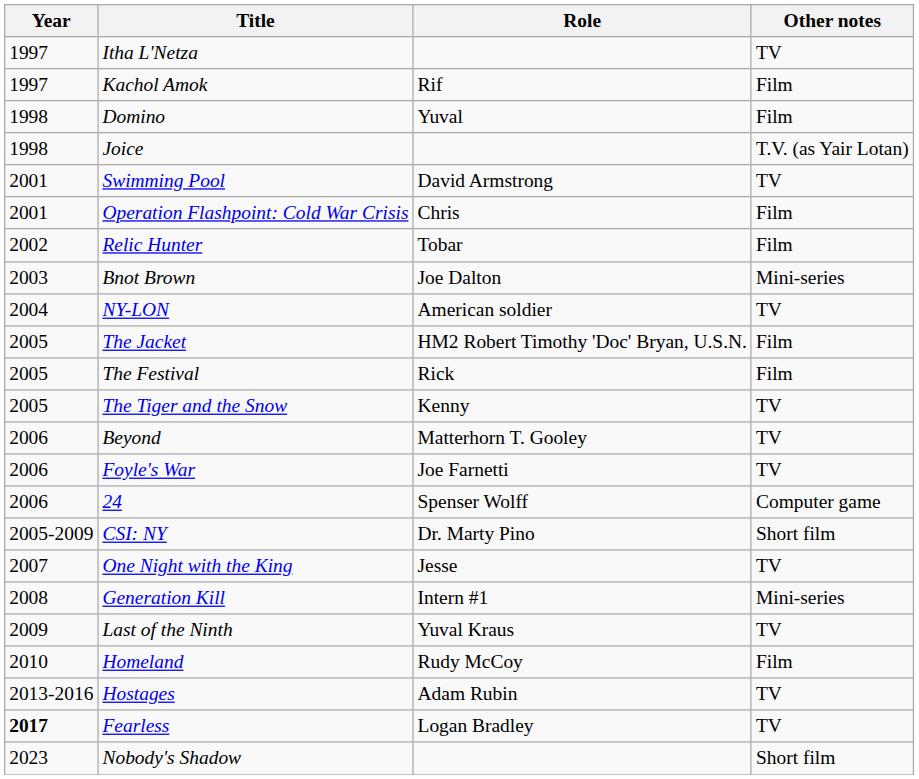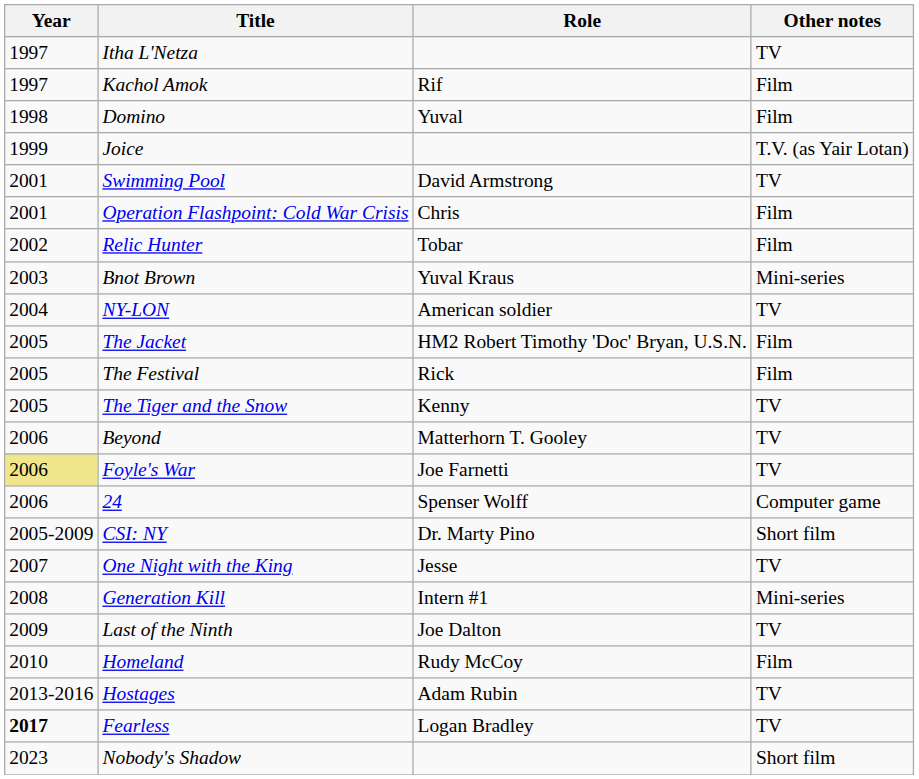(29, 149) 1998 -> (29, 149) 1999
(459, 277) Joe Dalton -> (466, 277) Yuval Kraus
(29, 469) no background -> (29, 469) khaki background
(466, 630) Yuval Kraus -> (459, 630) Joe Dalton
